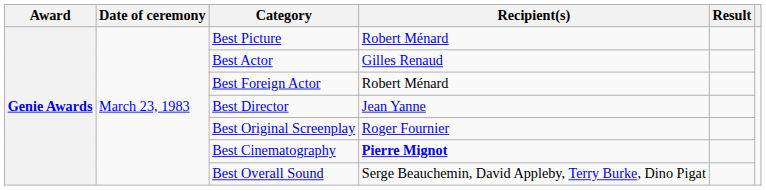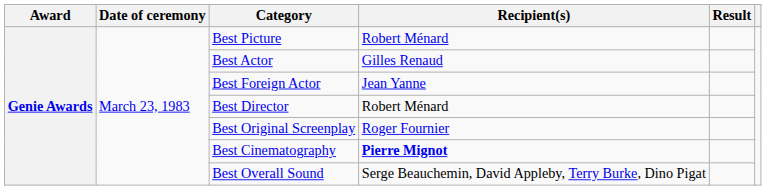(405, 83) Robert Ménard -> (394, 83) Jean Yanne
(394, 106) Jean Yanne -> (405, 106) Robert Ménard
